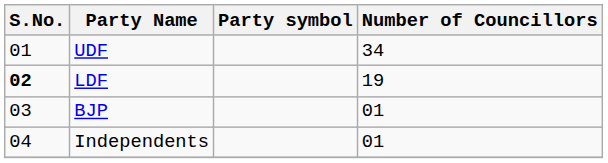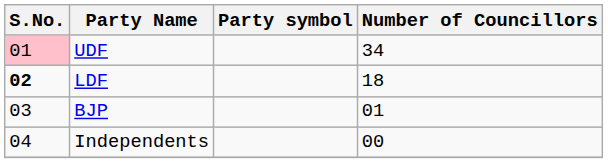(20, 50) no background -> (20, 50) pink background
(373, 81) 19 -> (373, 81) 18
(373, 142) 01 -> (373, 142) 00
